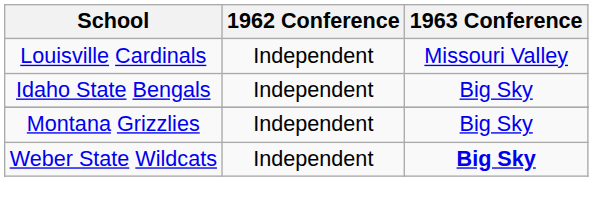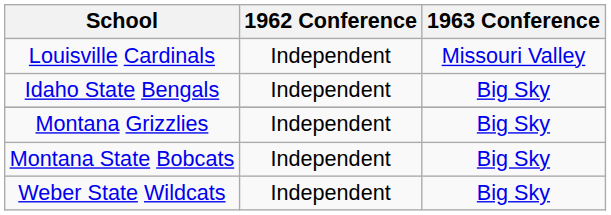+ row: (122, 158)
(496, 158) bold -> (513, 192) normal
